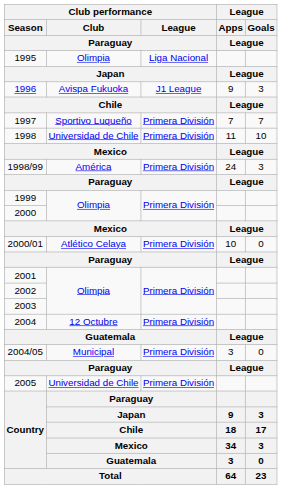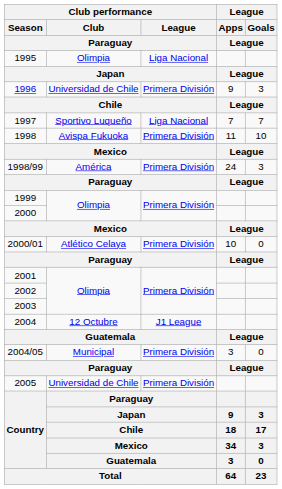(93, 89) Avispa Fukuoka -> (93, 89) Universidad de Chile
(179, 89) J1 League -> (179, 89) Primera División
(179, 120) Primera División -> (179, 120) Liga Nacional
(93, 136) Universidad de Chile -> (93, 136) Avispa Fukuoka
(179, 321) Primera División -> (179, 321) J1 League
